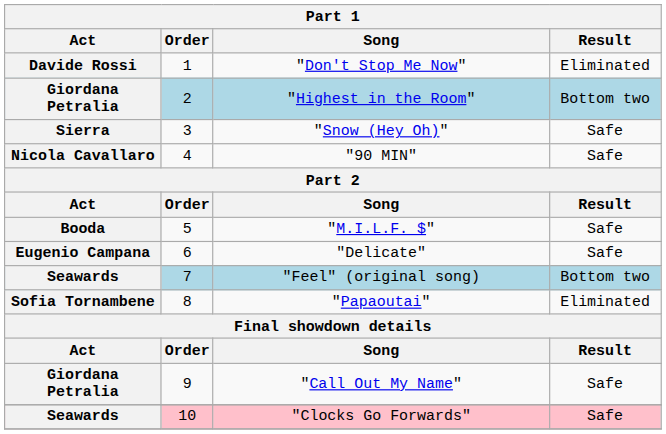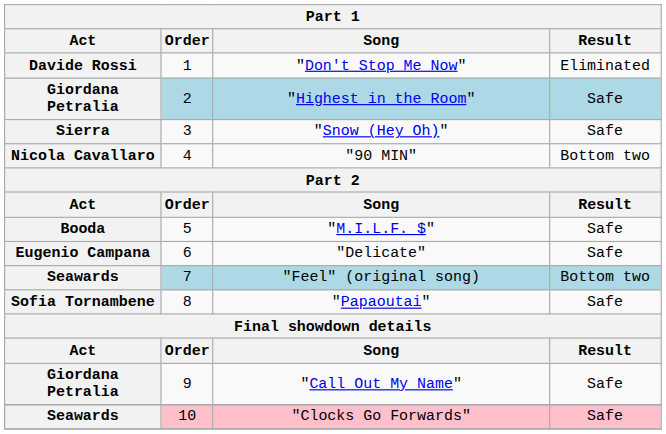(605, 98) Bottom two -> (605, 98) Safe
(605, 156) Safe -> (605, 156) Bottom two
(605, 302) Eliminated -> (605, 302) Safe
